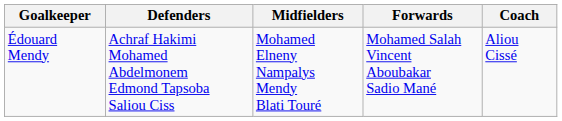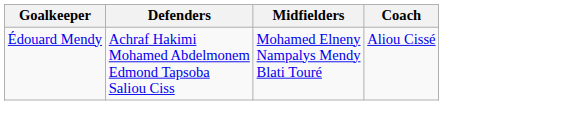- column: (422, 16)
